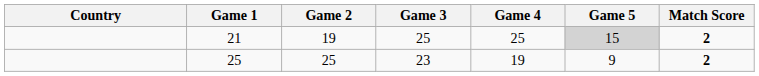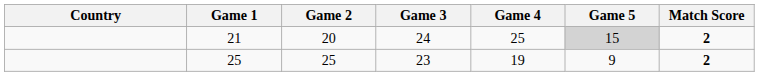(329, 37) 19 -> (329, 37) 20
(423, 37) 25 -> (423, 37) 24
